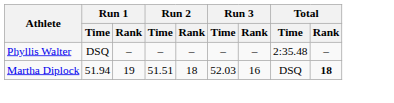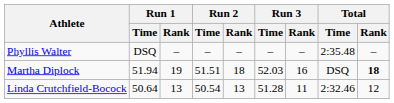+ row: (67, 89)
